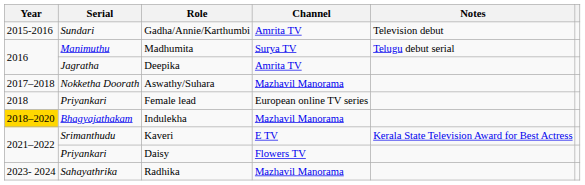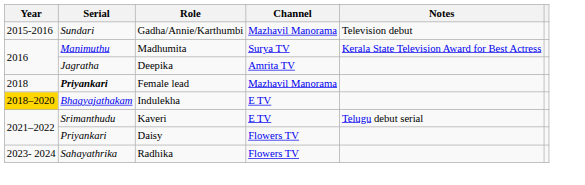(278, 31) Amrita TV -> (293, 31) Mazhavil Manorama
(414, 48) Telugu debut serial -> (442, 48) Kerala State Television Award for Best Actress
- row: (179, 83)
(84, 101) normal -> (84, 83) bold
(312, 101) European online TV series -> (293, 83) Mazhavil Manorama
(299, 118) Mazhavil Manorama -> (260, 101) E TV
(473, 136) Kerala State Television Award for Best Actress -> (383, 118) Telugu debut serial
(299, 171) Mazhavil Manorama -> (274, 153) Flowers TV
